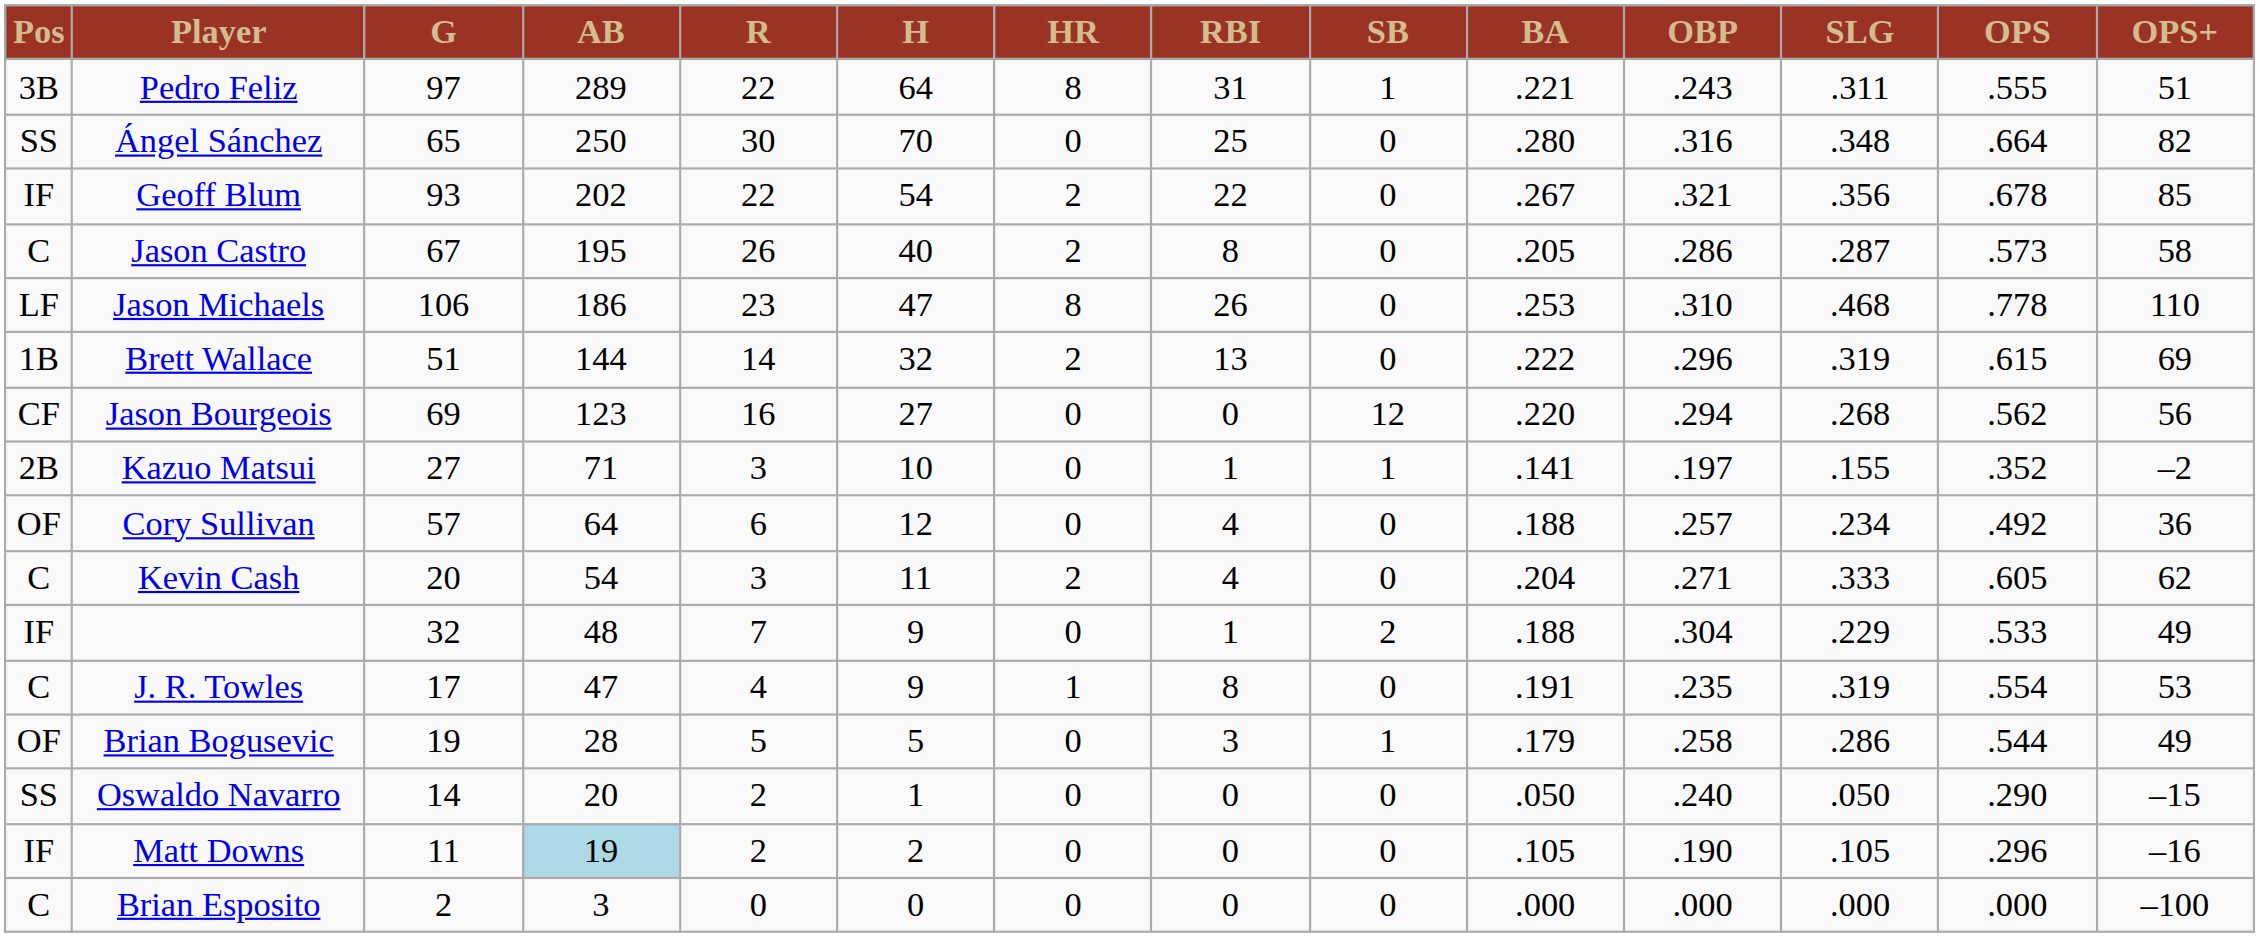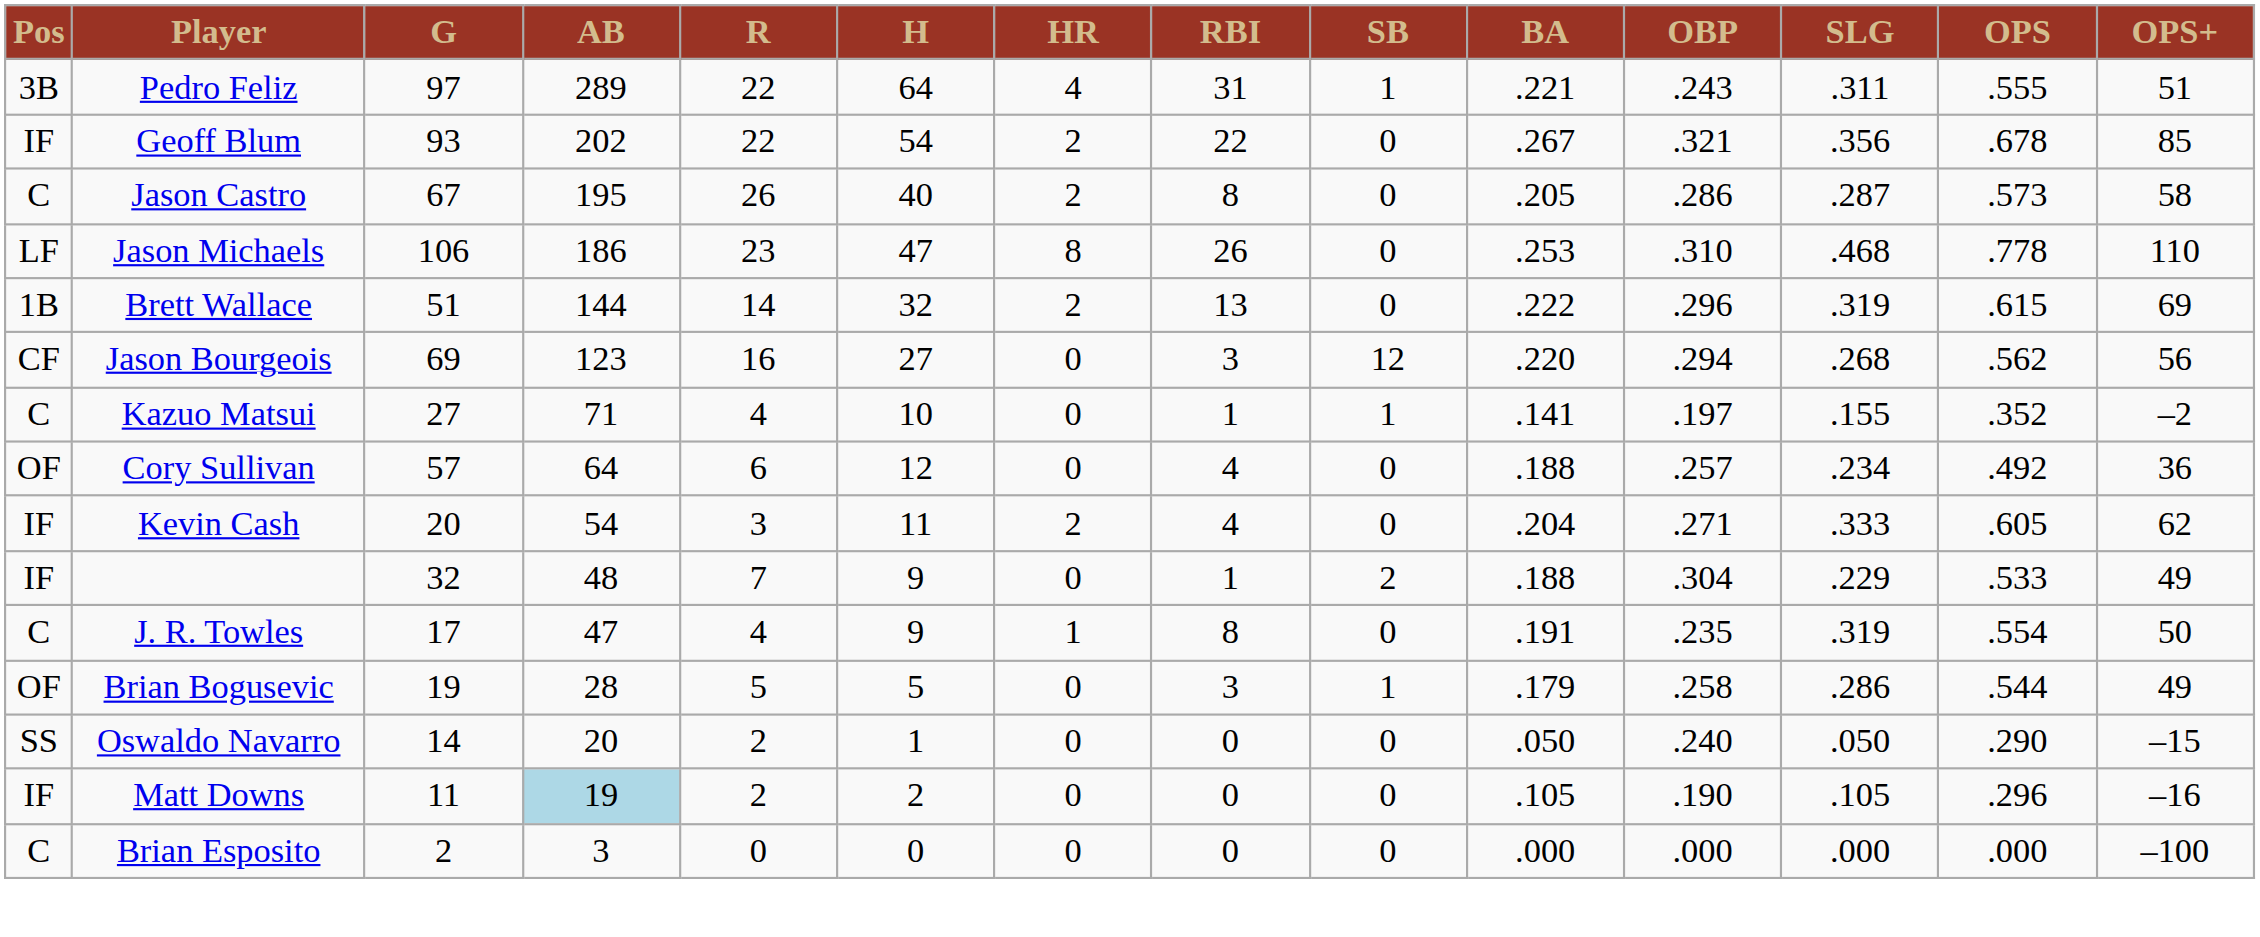(1073, 86) 8 -> (1073, 86) 4
- row: (219, 140)
(1230, 413) 0 -> (1230, 359) 3
(39, 468) 2B -> (39, 413) C
(758, 468) 3 -> (758, 413) 4
(39, 577) C -> (39, 522) IF
(2175, 686) 53 -> (2175, 631) 50
